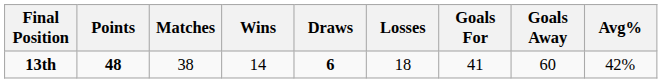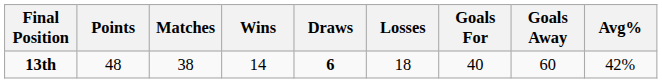(113, 64) bold -> (113, 64) normal
(475, 64) 41 -> (475, 64) 40
